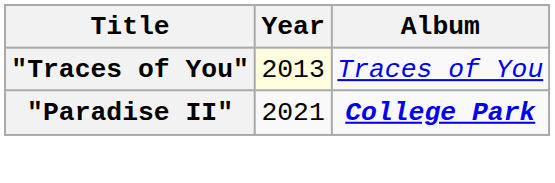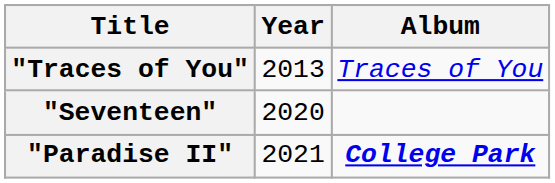(293, 70) lightyellow background -> (293, 70) no background
+ row: (130, 113)
